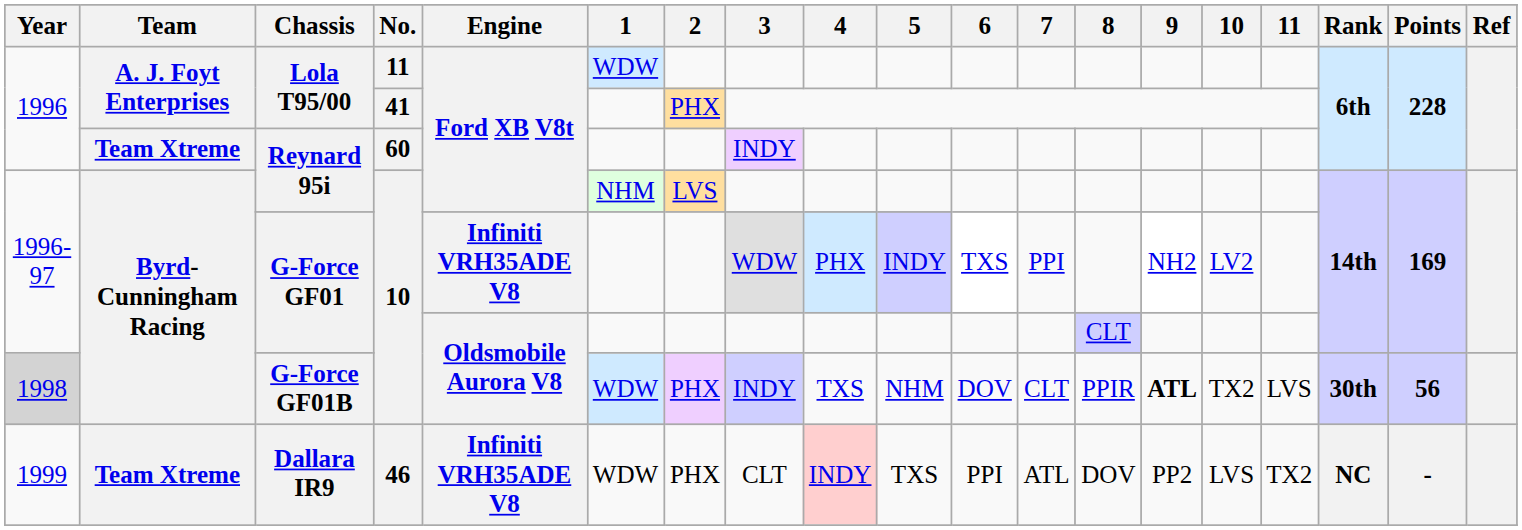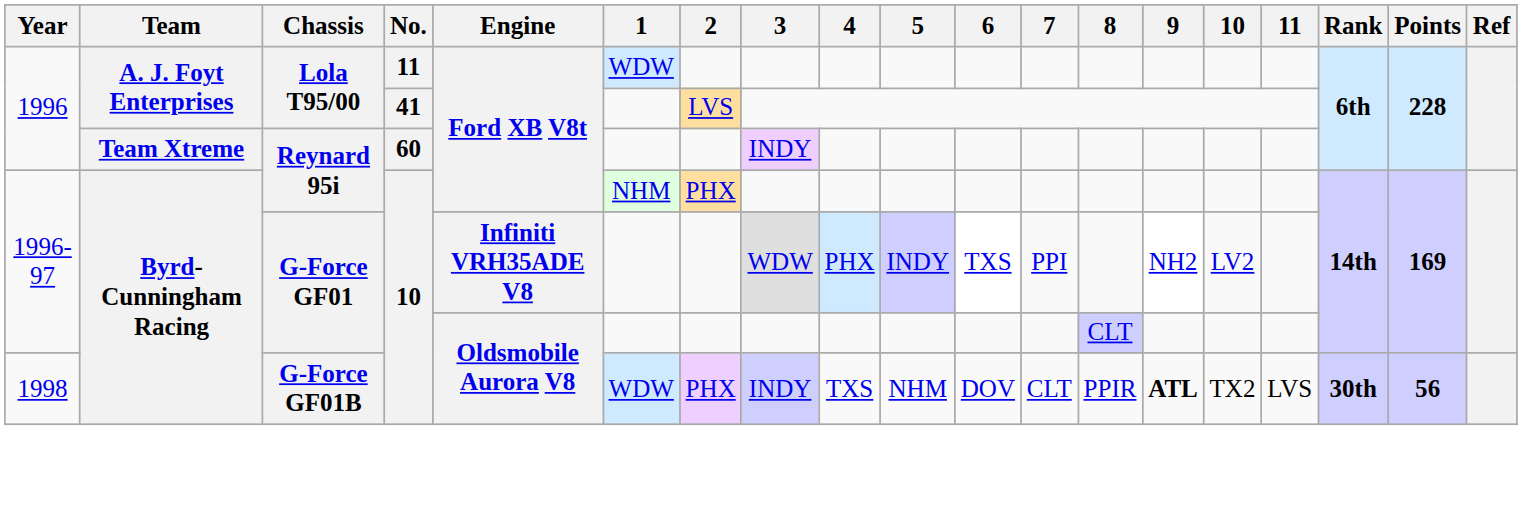(695, 108) PHX -> (711, 108) LVS
(695, 190) LVS -> (711, 190) PHX
(42, 388) lightgrey background -> (43, 388) no background
- row: (314, 474)
